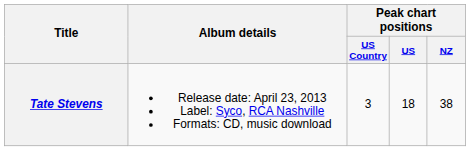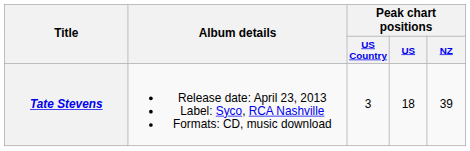(446, 104) 38 -> (446, 104) 39
